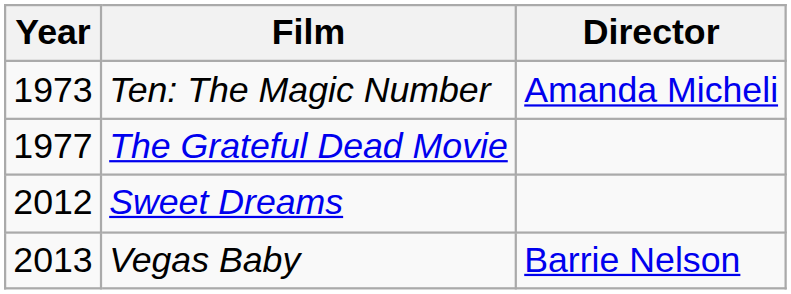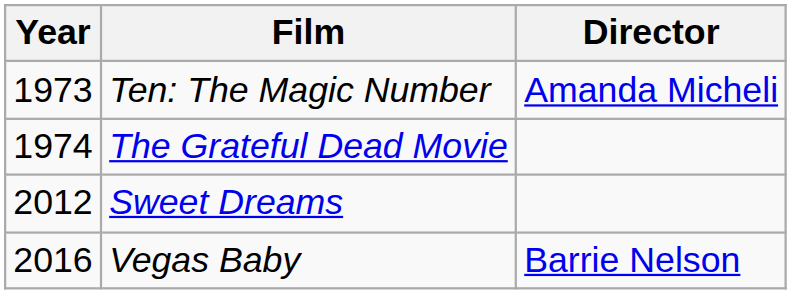(53, 145) 1977 -> (53, 145) 1974
(53, 259) 2013 -> (53, 259) 2016
